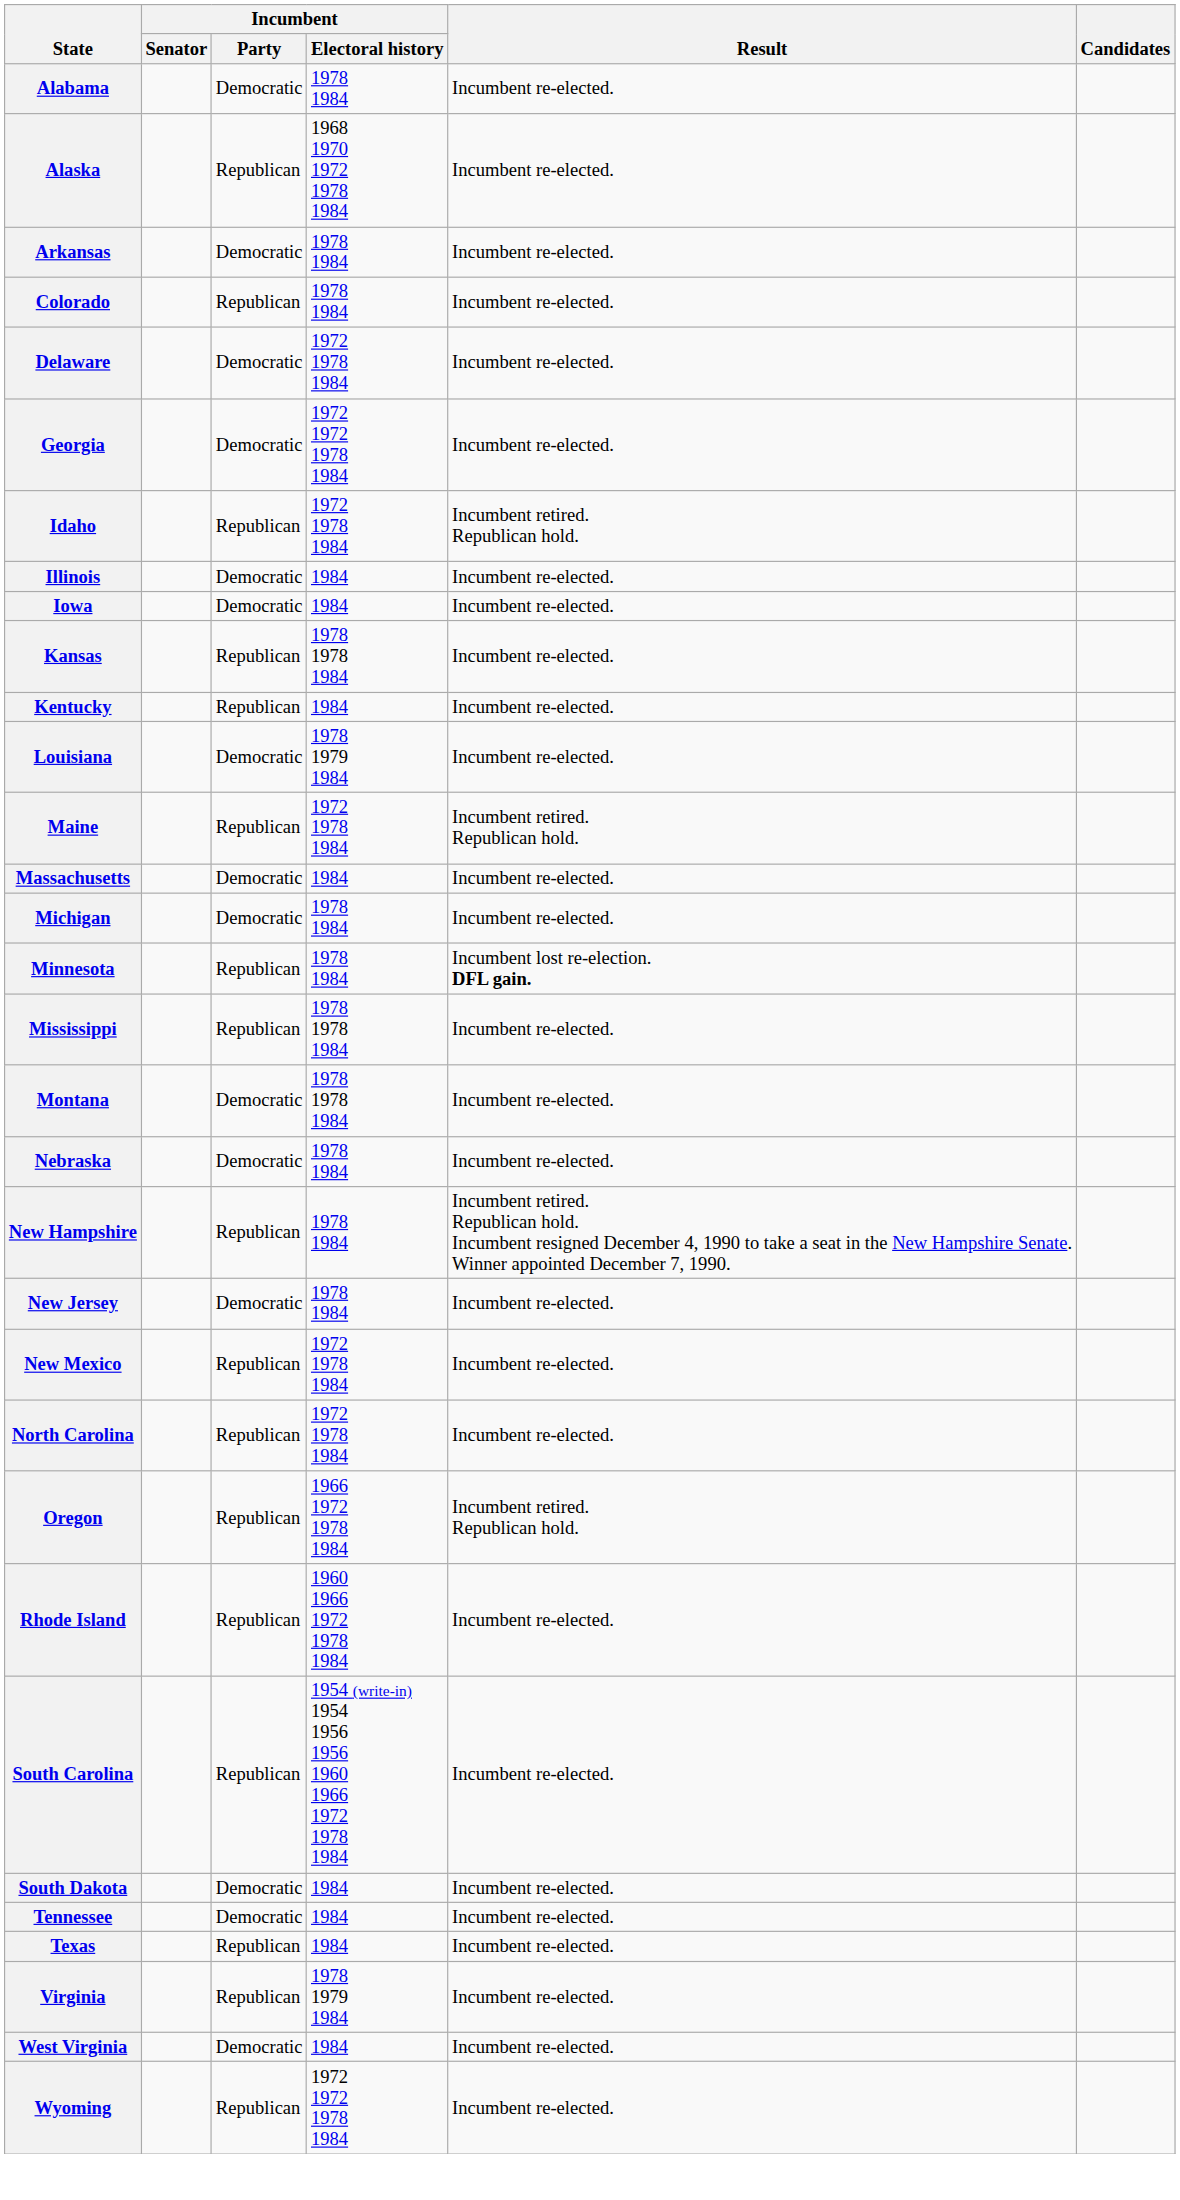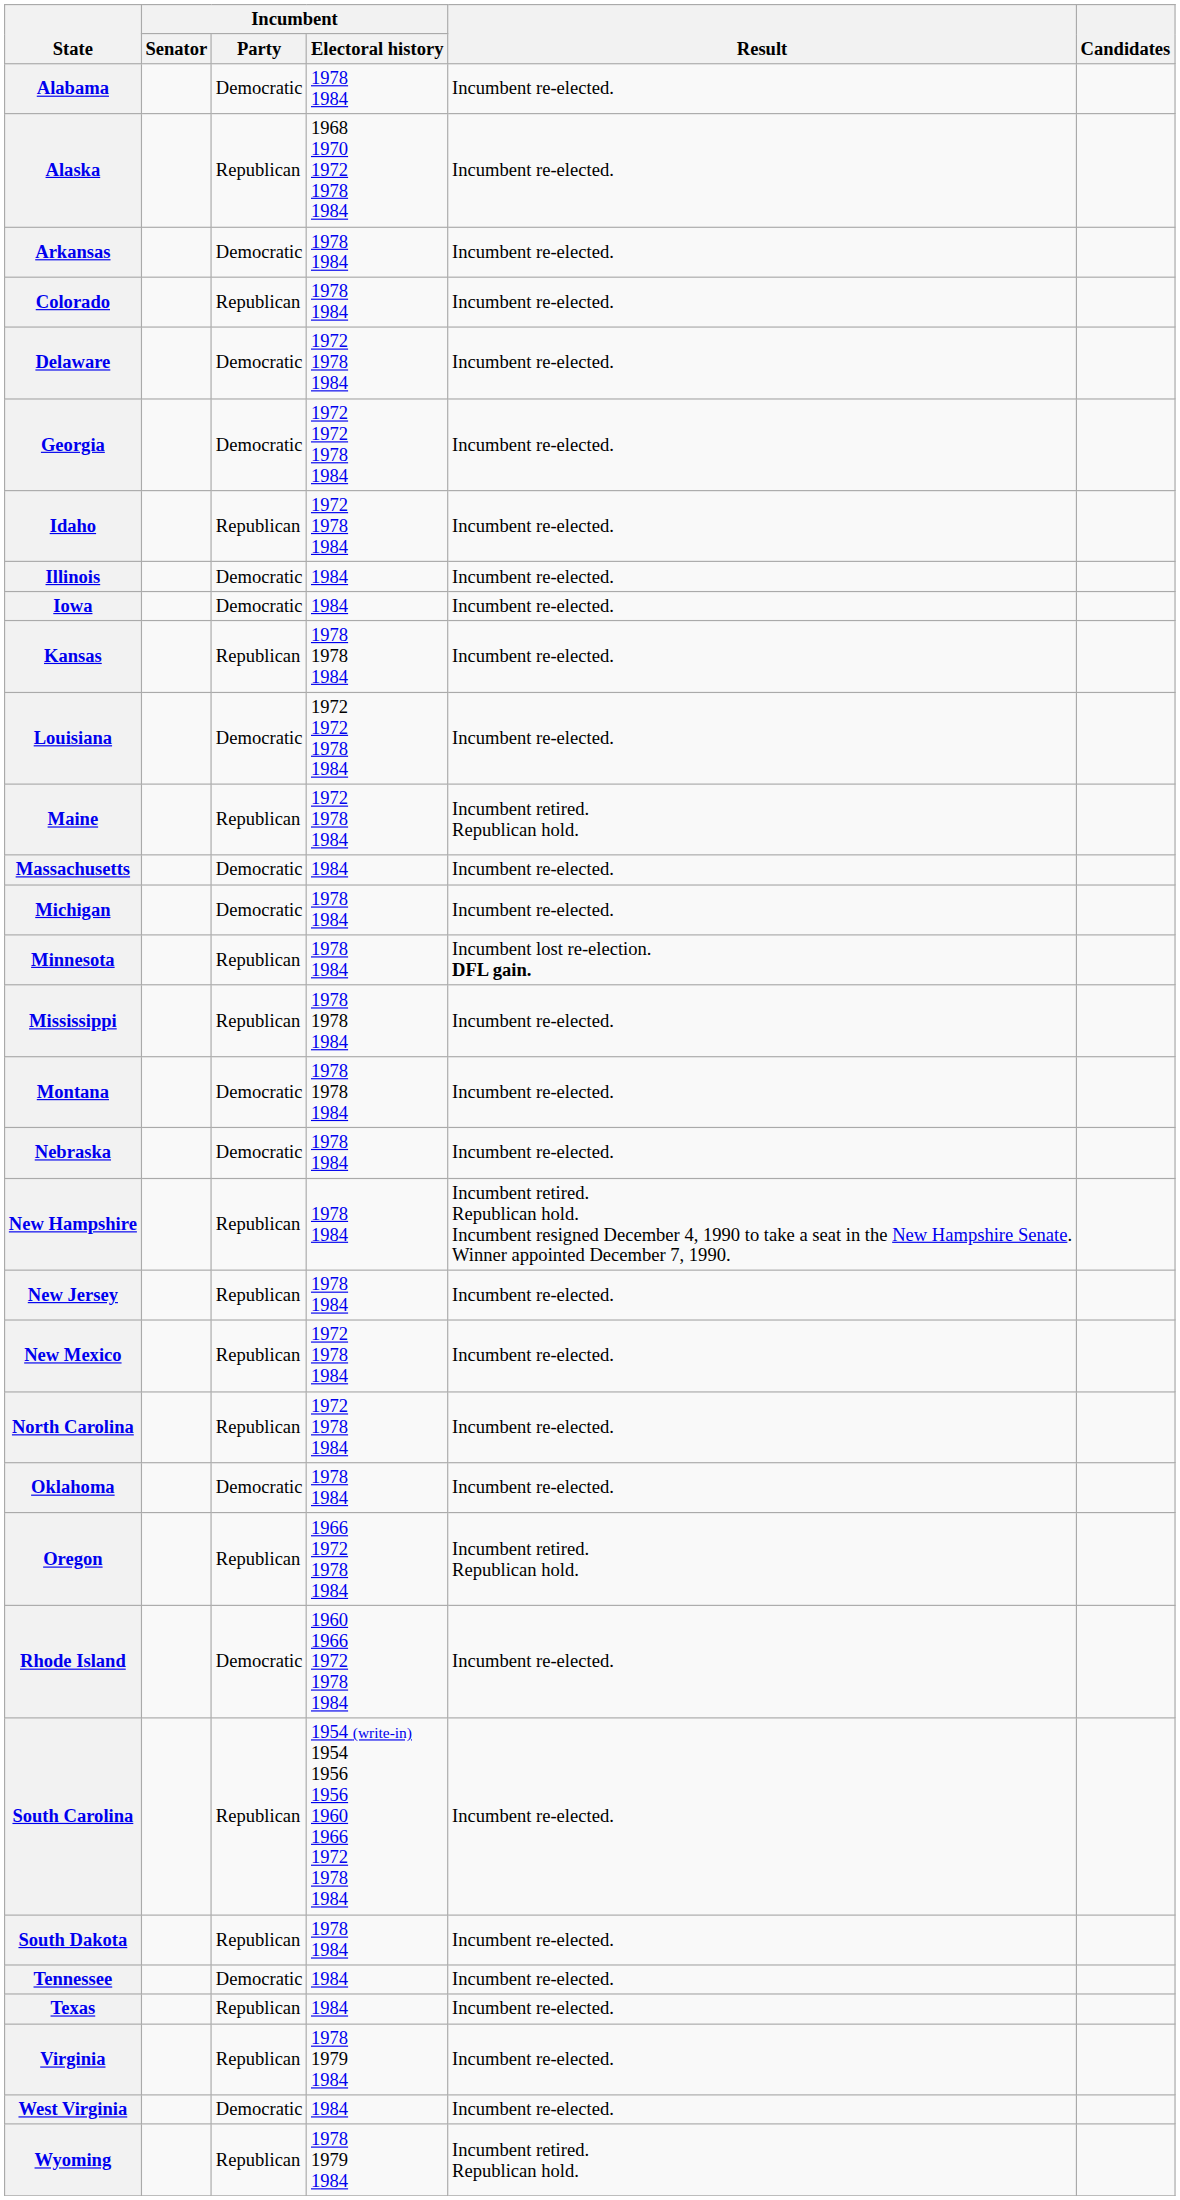(521, 526) Incumbent retired. Republican hold. -> (533, 526) Incumbent re-elected.
- row: (73, 706)
(330, 756) 1978 1979 1984 -> (330, 737) 1972 1972 1978 1984
(259, 1303) Democratic -> (258, 1295) Republican
+ row: (73, 1487)
(258, 1619) Republican -> (259, 1661) Democratic
(259, 1887) Democratic -> (258, 1939) Republican
(330, 1887) 1984 -> (330, 1939) 1978 1984
(330, 2107) 1972 1972 1978 1984 -> (330, 2159) 1978 1979 1984
(533, 2107) Incumbent re-elected. -> (521, 2159) Incumbent retired. Republican hold.
